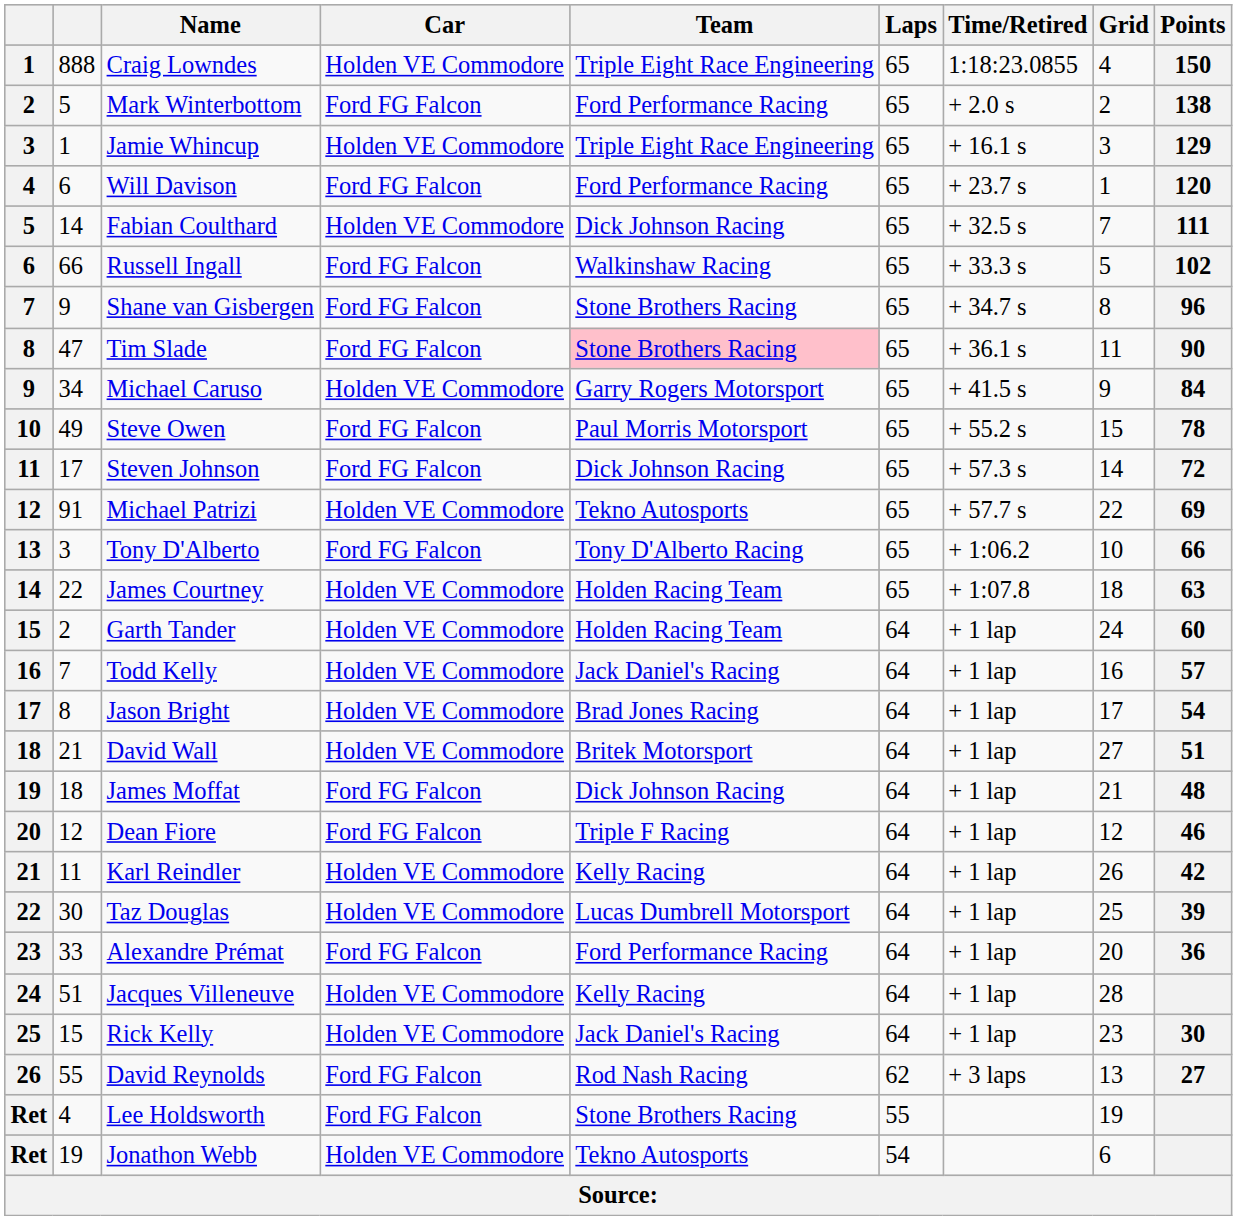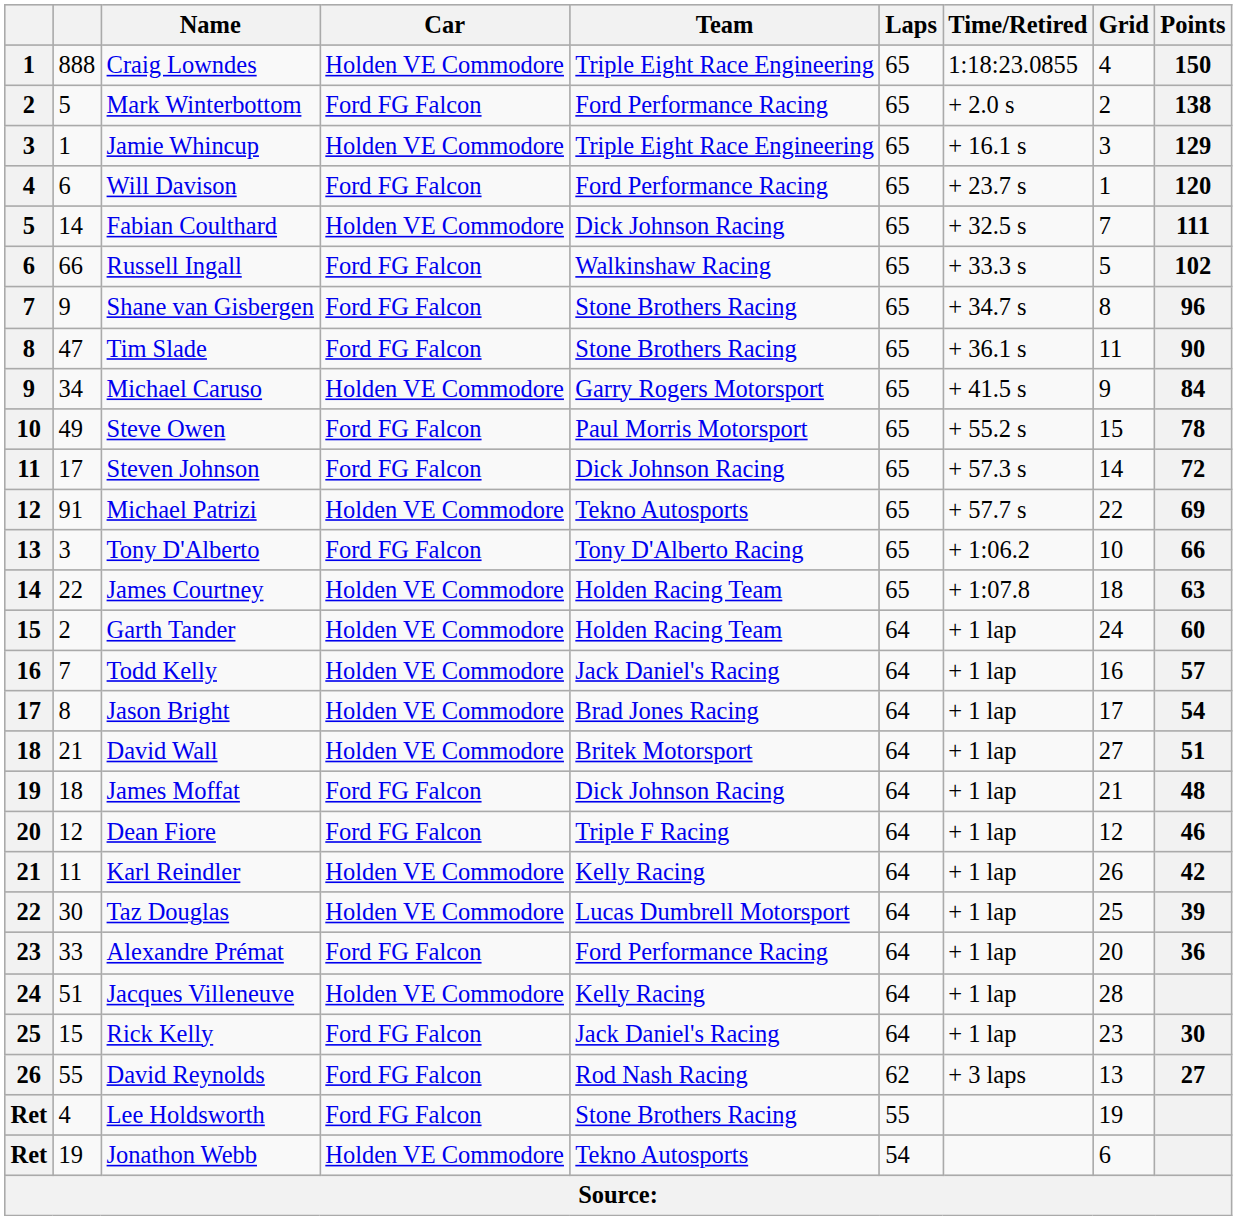(686, 347) pink background -> (686, 347) no background
(445, 1033) Holden VE Commodore -> (403, 1033) Ford FG Falcon
